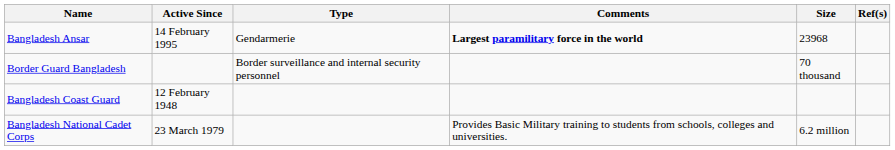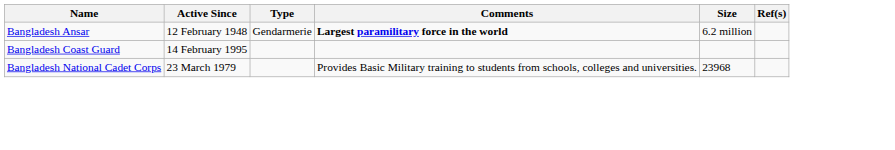(182, 37) 14 February 1995 -> (207, 31) 12 February 1948
(813, 37) 23968 -> (727, 31) 6.2 million
- row: (66, 68)
(182, 99) 12 February 1948 -> (207, 49) 14 February 1995
(824, 130) 6.2 million -> (716, 67) 23968
